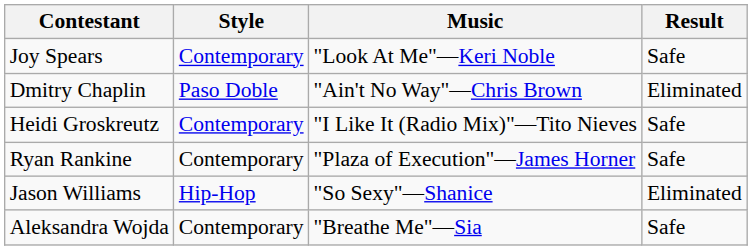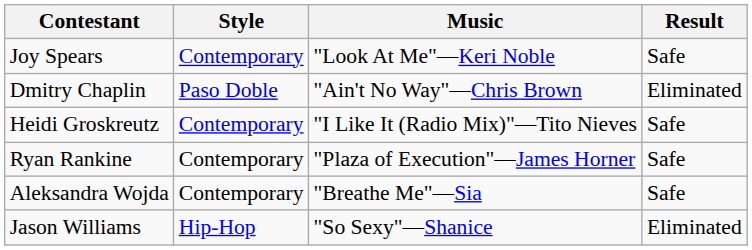rows swapped: (89, 227) <-> (75, 192)
